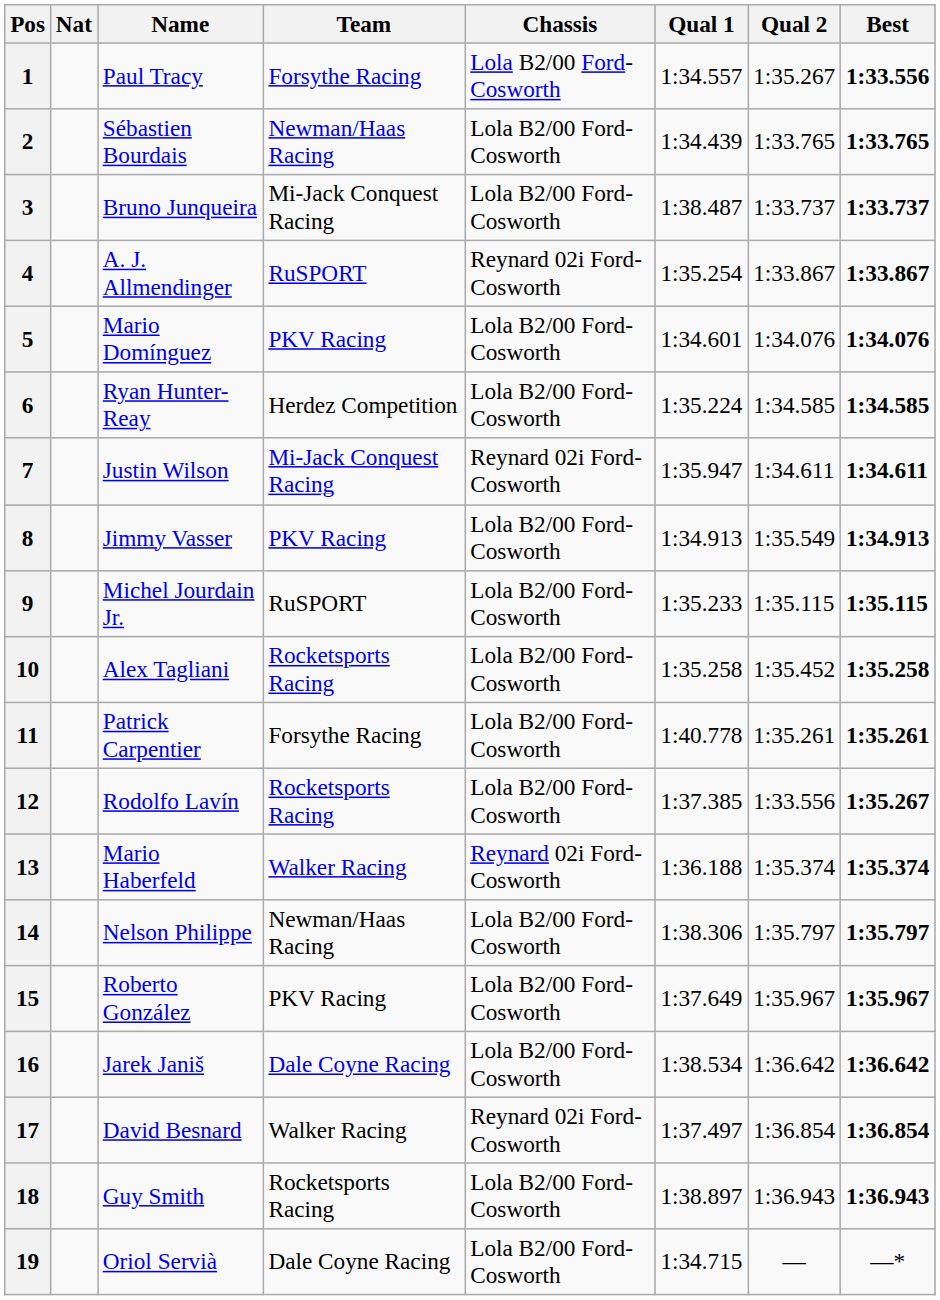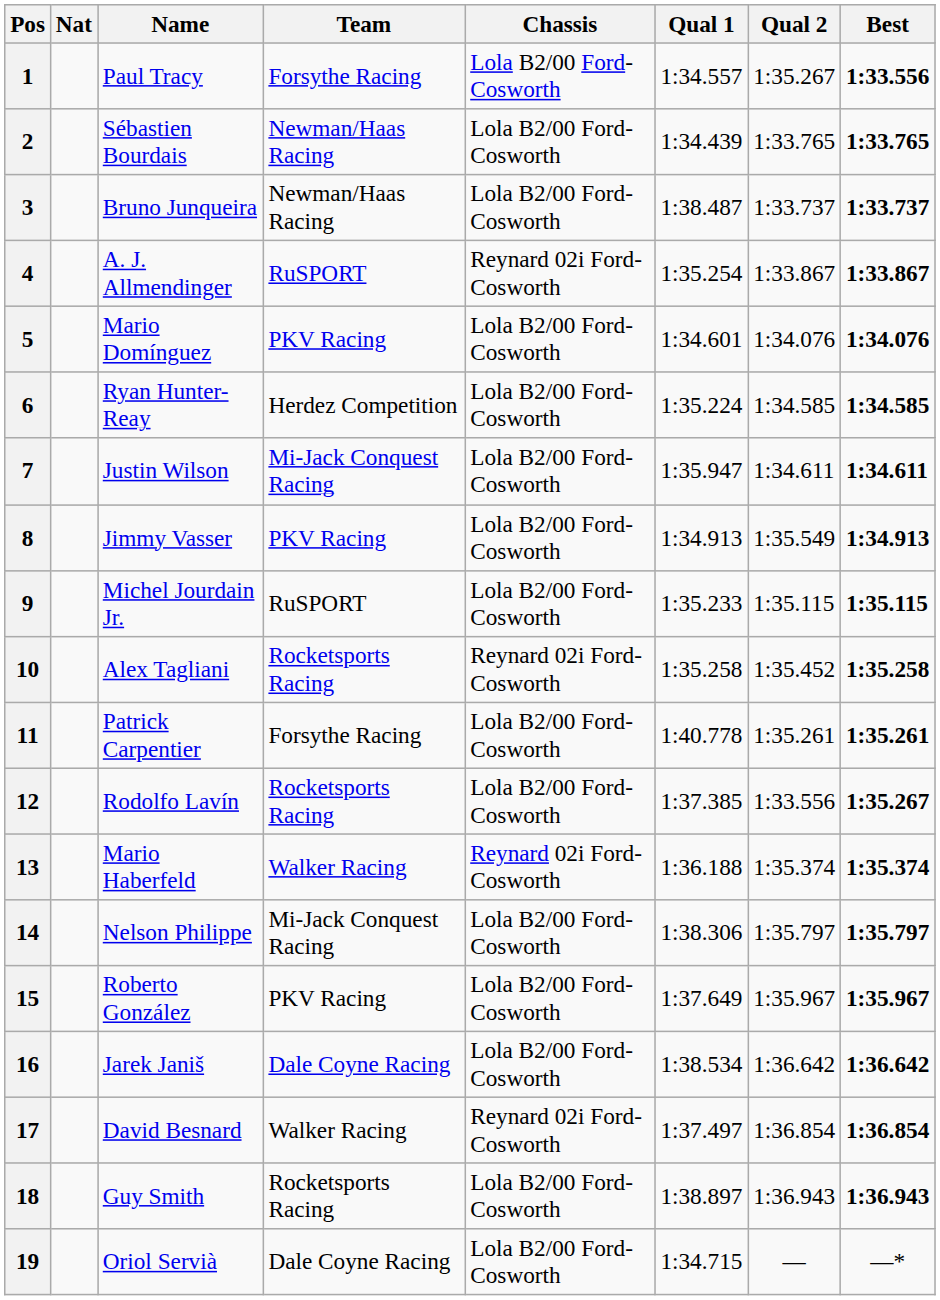(353, 207) Mi-Jack Conquest Racing -> (337, 207) Newman/Haas Racing
(556, 471) Reynard 02i Ford-Cosworth -> (552, 471) Lola B2/00 Ford-Cosworth
(552, 668) Lola B2/00 Ford-Cosworth -> (556, 668) Reynard 02i Ford-Cosworth
(337, 932) Newman/Haas Racing -> (353, 932) Mi-Jack Conquest Racing
